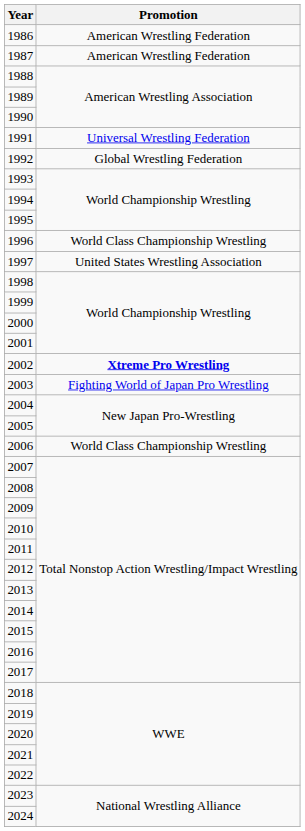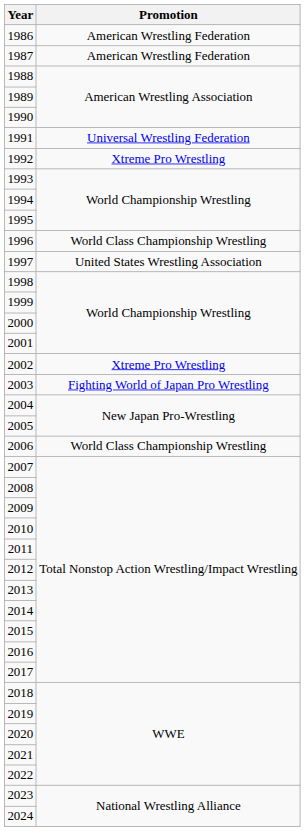(168, 158) Global Wrestling Federation -> (168, 158) Xtreme Pro Wrestling
(168, 364) bold -> (168, 364) normal
